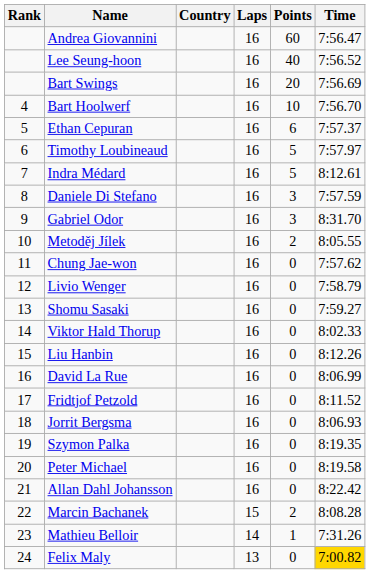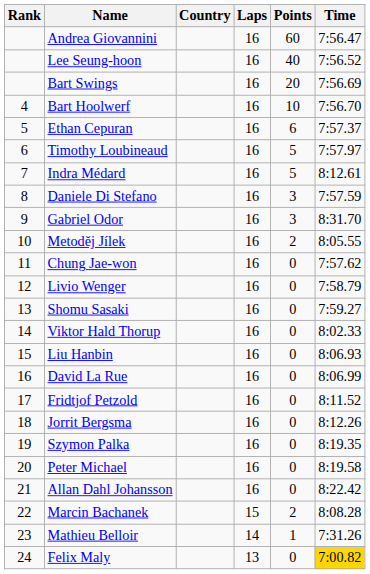(340, 354) 8:12.26 -> (340, 354) 8:06.93
(340, 422) 8:06.93 -> (340, 422) 8:12.26
